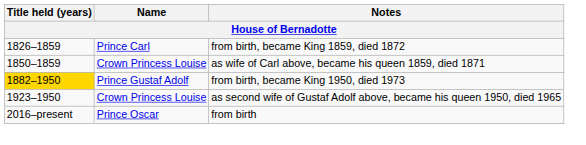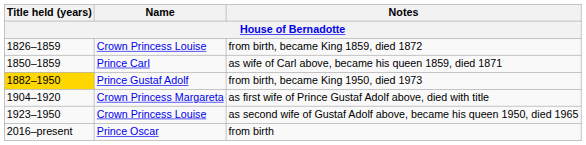(123, 47) Prince Carl -> (152, 47) Crown Princess Louise
(152, 64) Crown Princess Louise -> (123, 64) Prince Carl
+ row: (359, 98)
